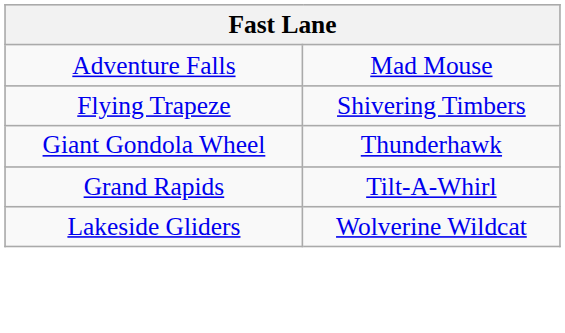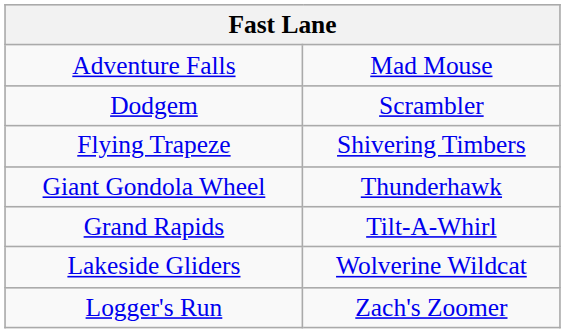+ row: (154, 105)
+ row: (154, 307)
